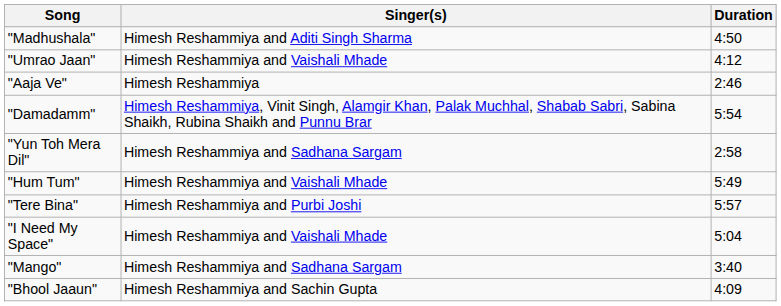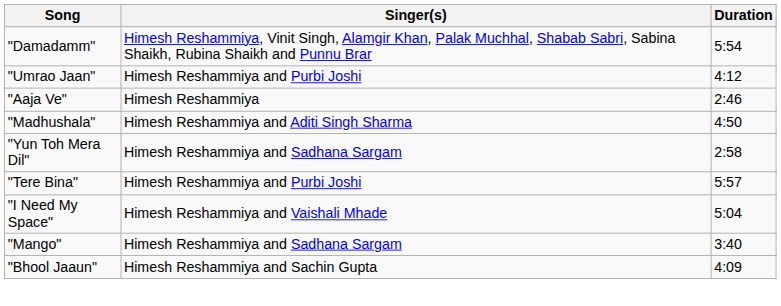rows swapped: (52, 114) <-> (52, 38)
(256, 60) Himesh Reshammiya and Vaishali Mhade -> (243, 76) Himesh Reshammiya and Purbi Joshi
- row: (44, 183)
